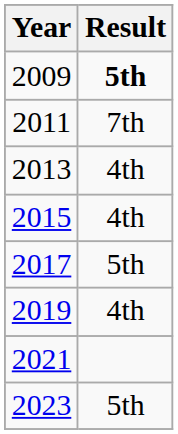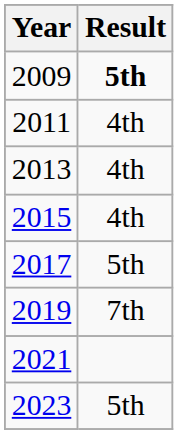(126, 122) 7th -> (126, 122) 4th
(126, 311) 4th -> (126, 311) 7th
